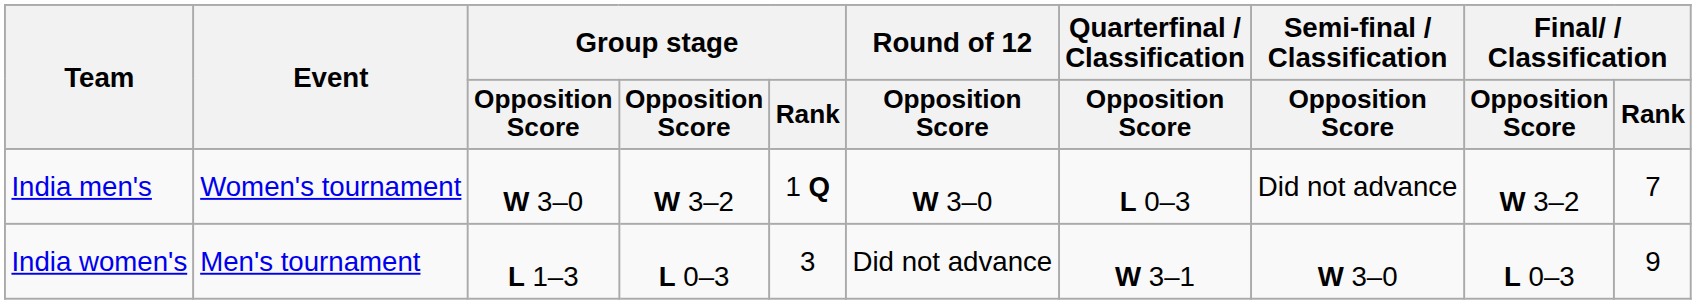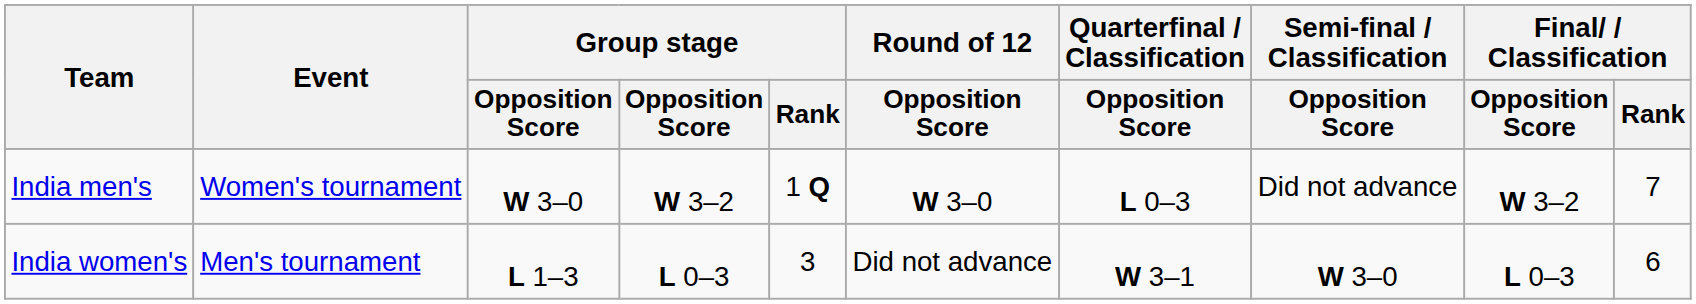(1653, 261) 9 -> (1653, 261) 6
